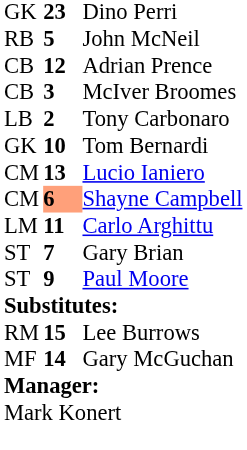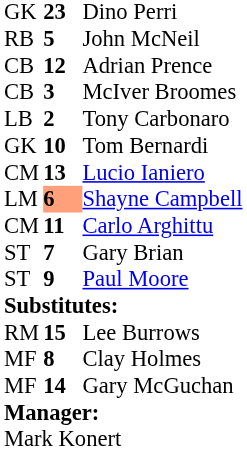(22, 198) CM -> (21, 198) LM
(21, 225) LM -> (22, 225) CM
+ row: (142, 359)
